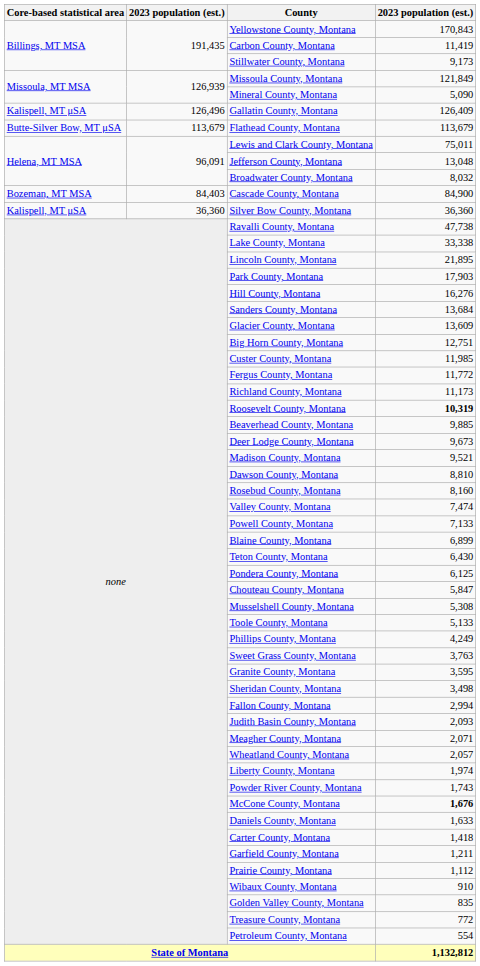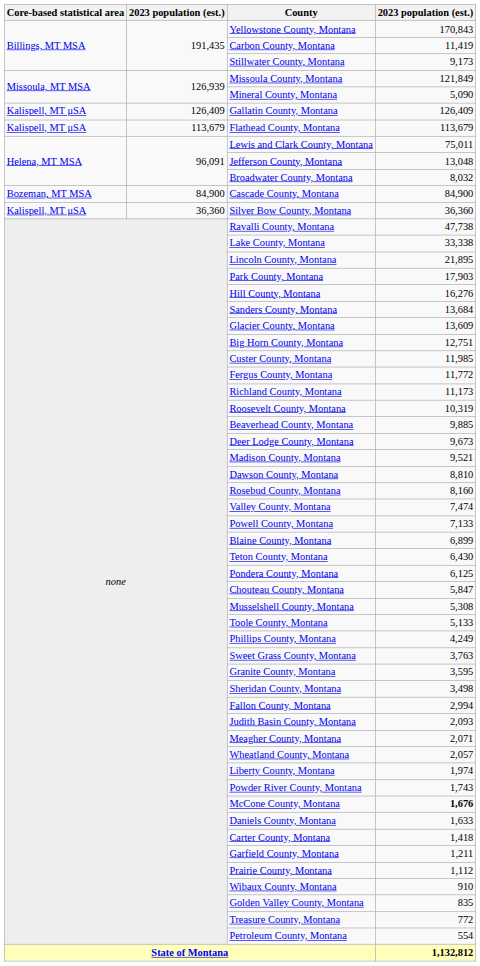(208, 111) 126,496 -> (208, 111) 126,409
(64, 128) Butte-Silver Bow, MT μSA -> (47, 128) Kalispell, MT μSA
(210, 194) 84,403 -> (210, 194) 84,900
(459, 408) bold -> (459, 408) normal
